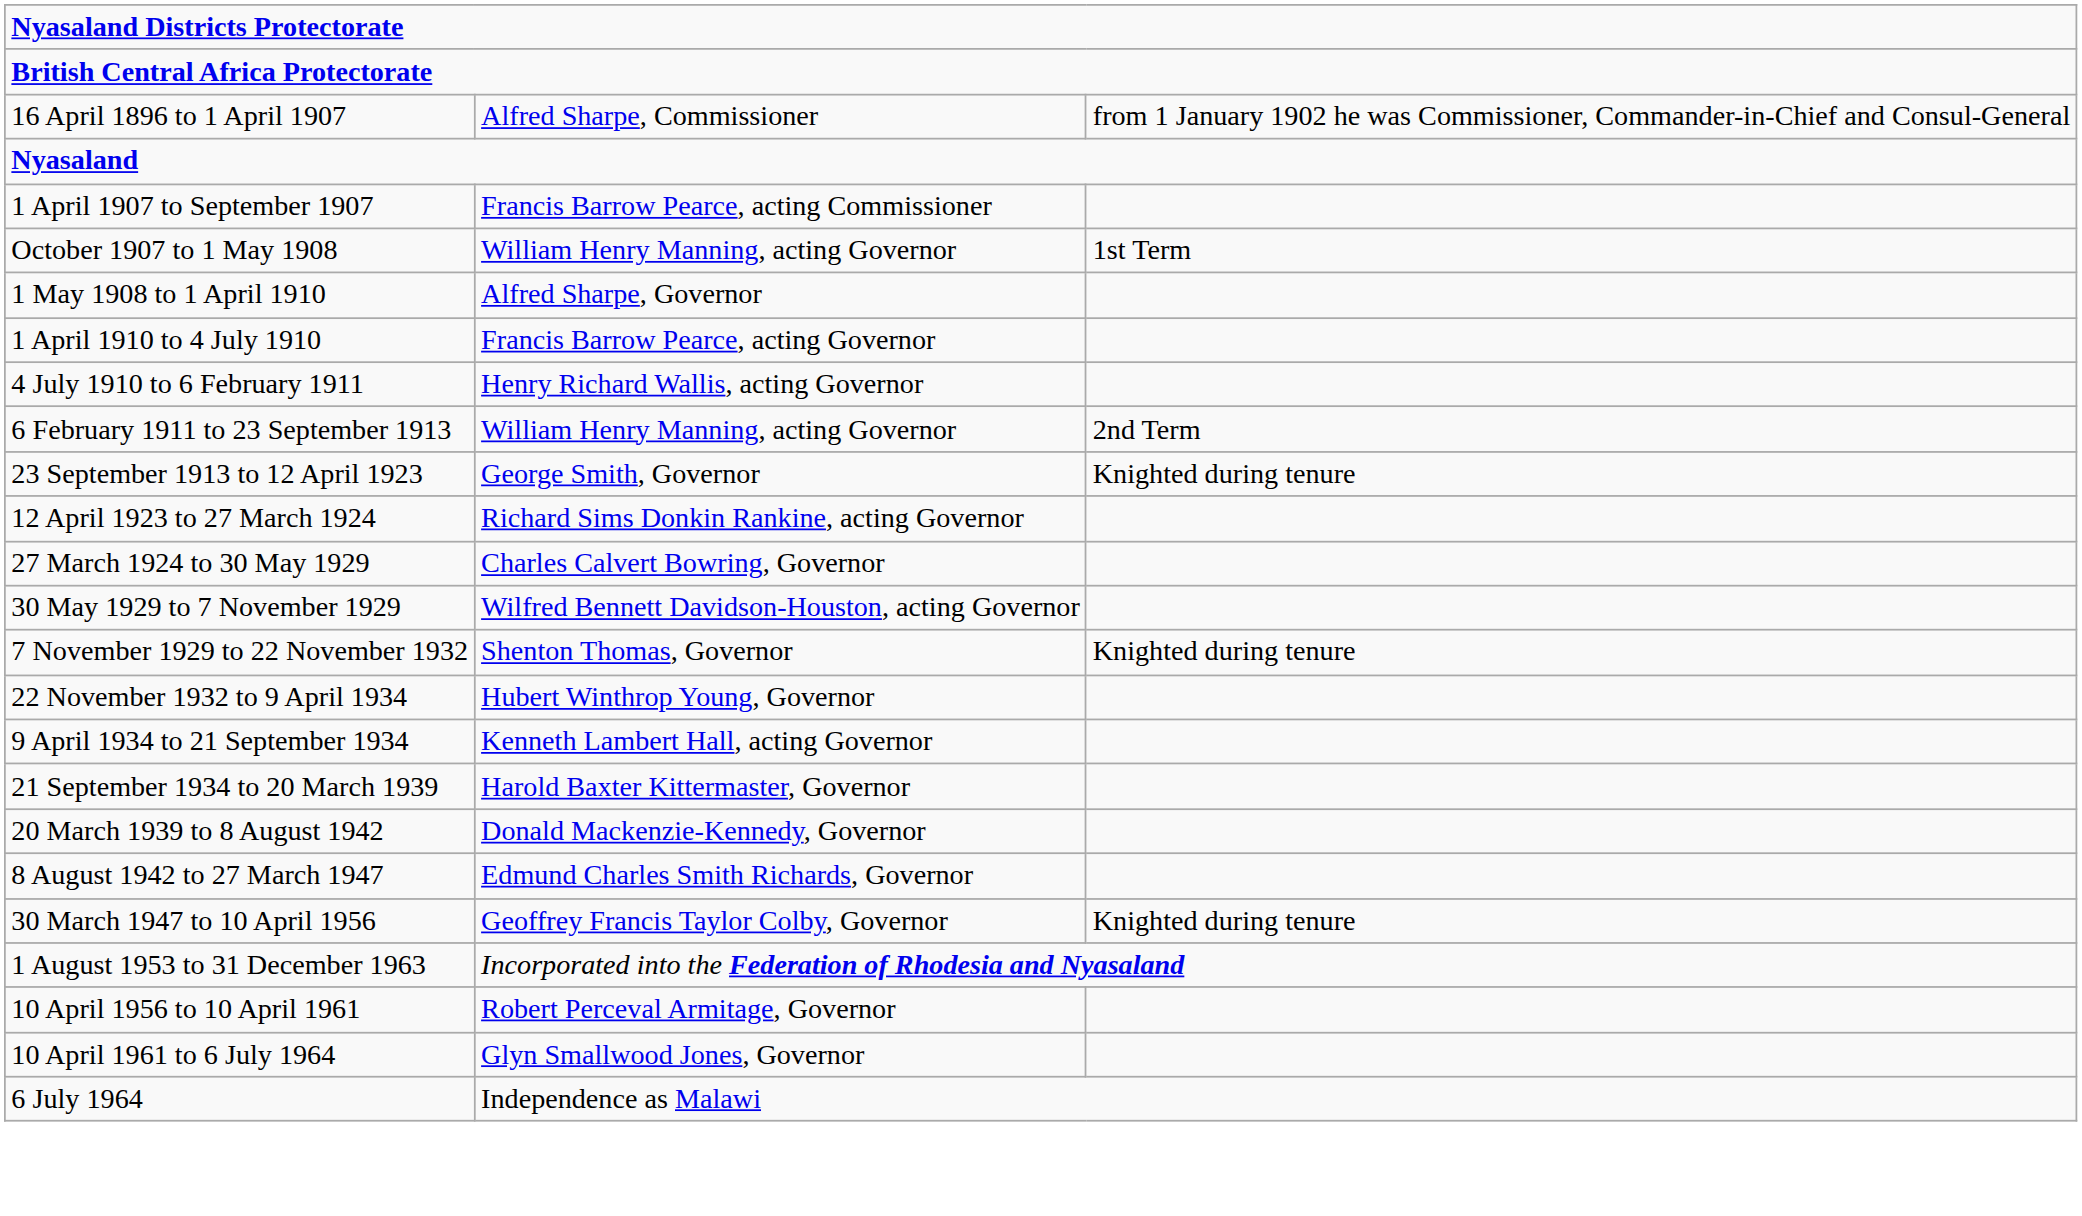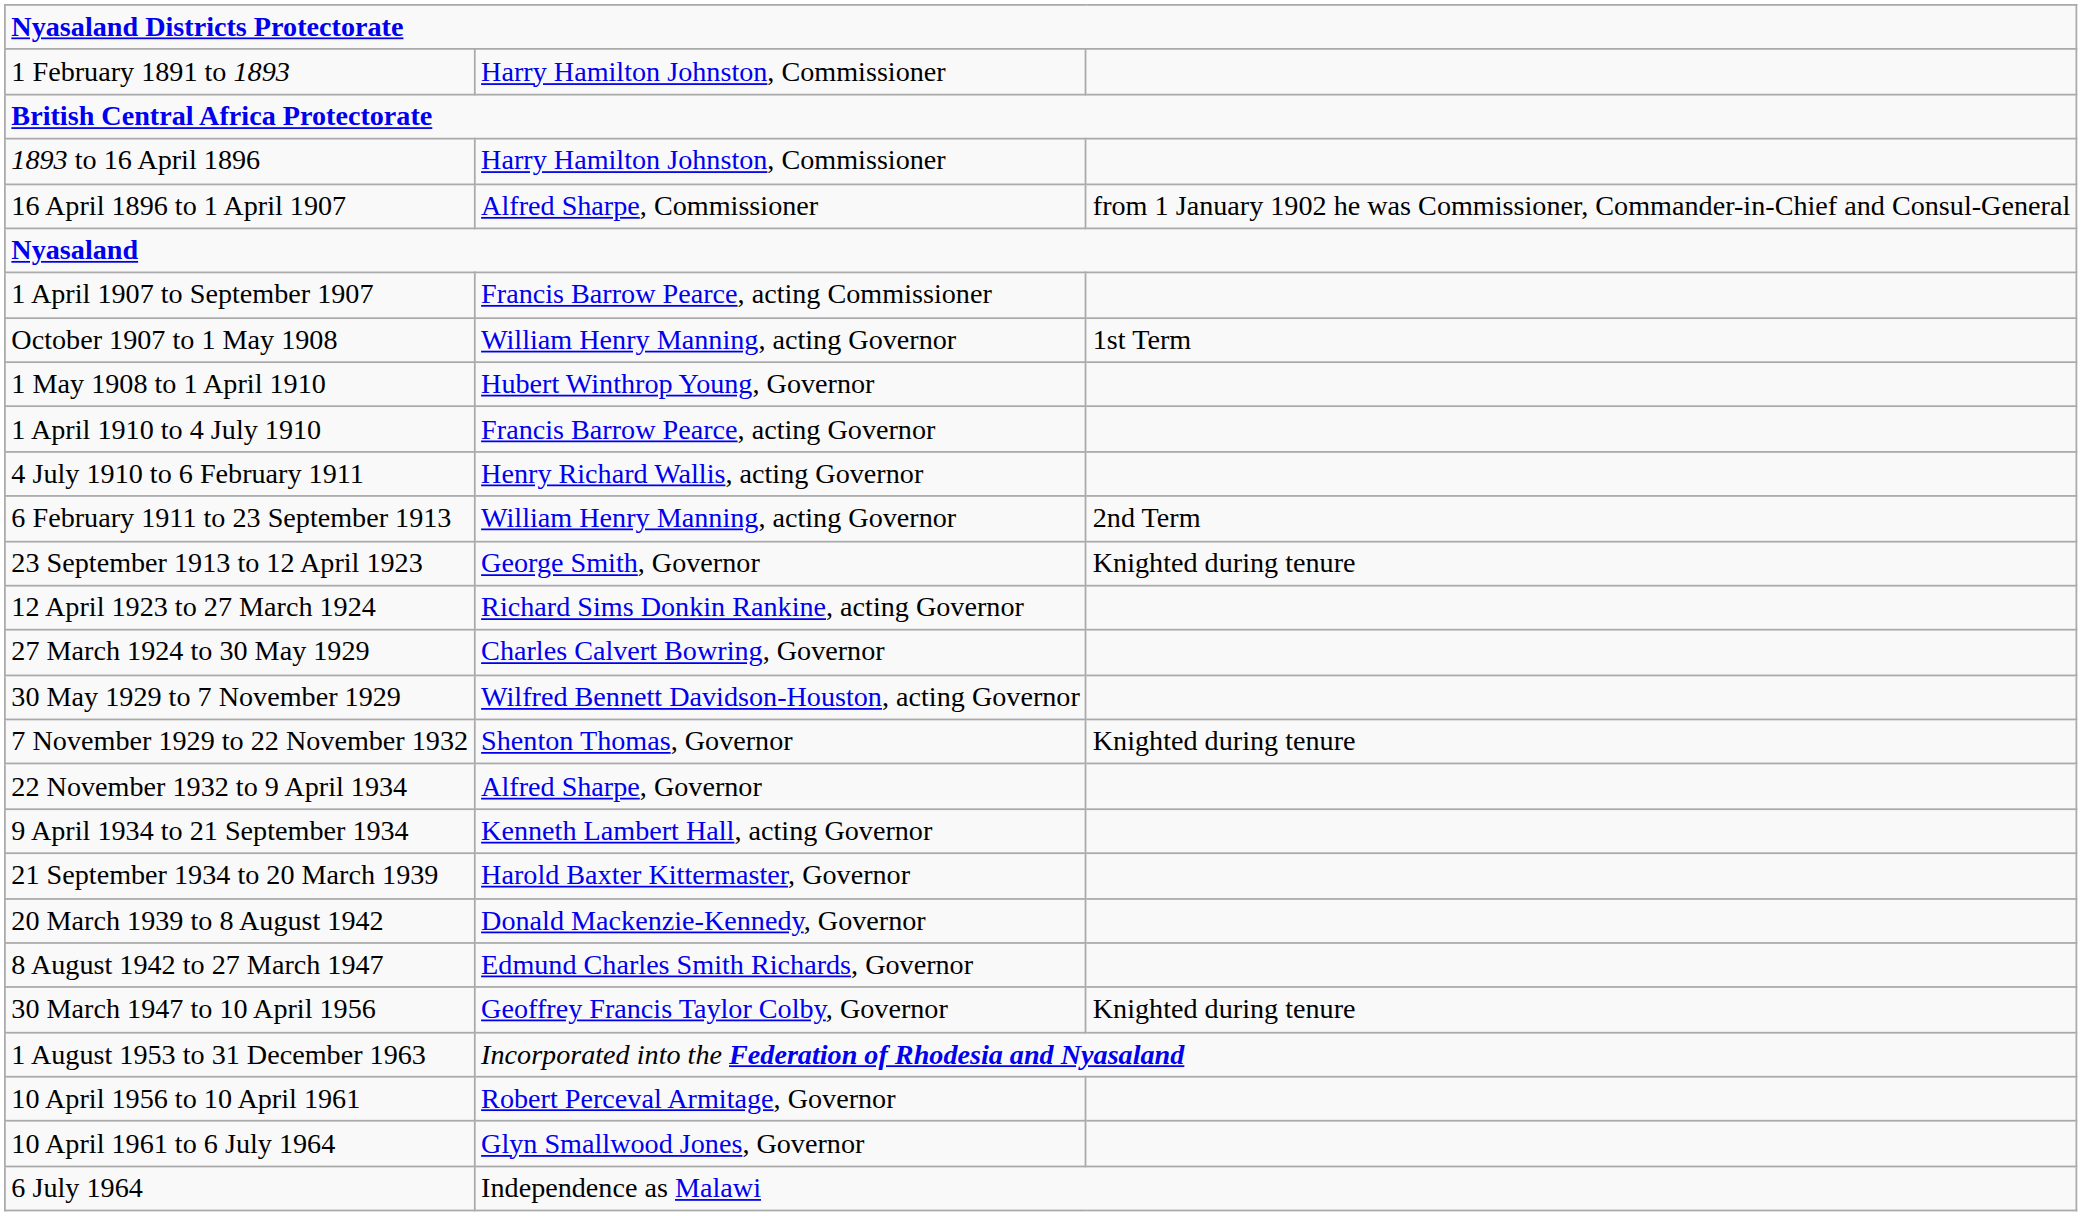+ row: (151, 71)
+ row: (136, 160)
(621, 294) Alfred Sharpe, Governor -> (678, 384) Hubert Winthrop Young, Governor
(678, 696) Hubert Winthrop Young, Governor -> (621, 786) Alfred Sharpe, Governor
